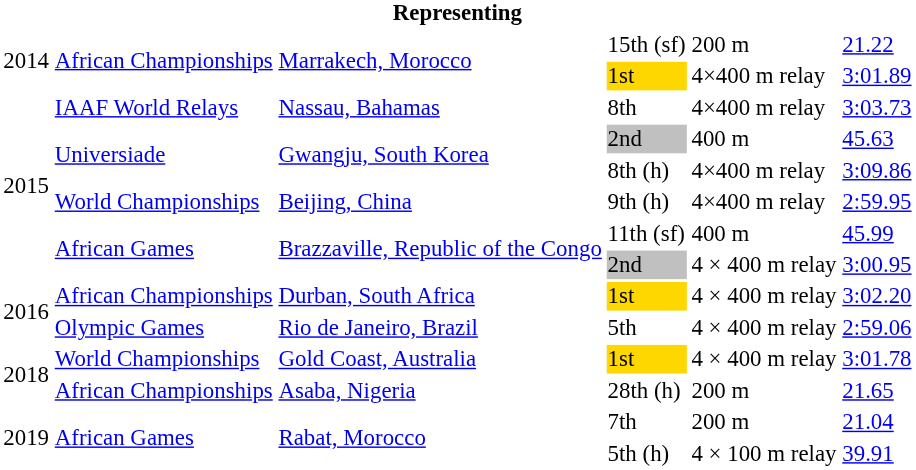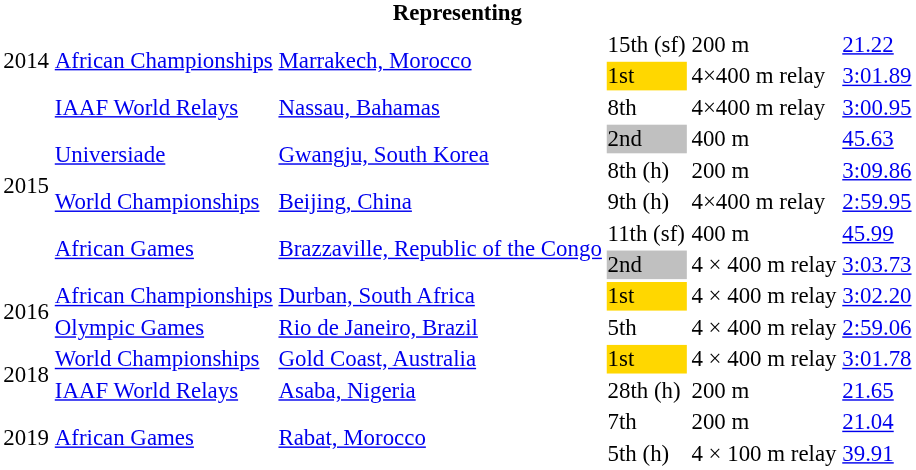(877, 107) 3:03.73 -> (877, 107) 3:00.95
(758, 170) 4×400 m relay -> (720, 170) 200 m
(877, 264) 3:00.95 -> (877, 264) 3:03.73
(164, 390) African Championships -> (146, 390) IAAF World Relays
